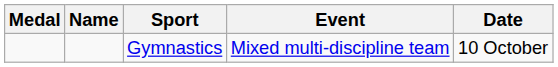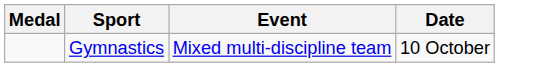- column: (94, 19)
